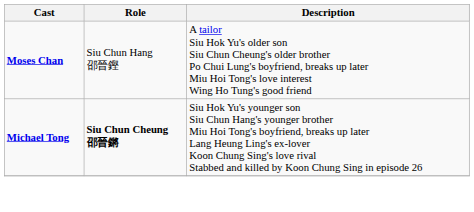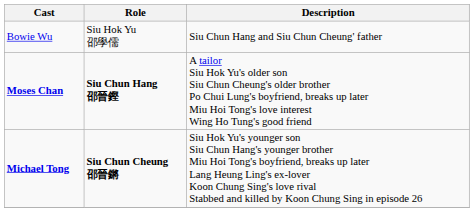+ row: (30, 37)
(120, 59) normal -> (122, 90) bold
